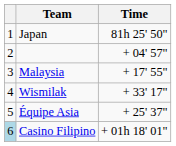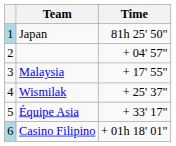(10, 33) no background -> (10, 33) lightblue background
(145, 92) + 33' 17" -> (145, 92) + 25' 37"
(145, 111) + 25' 37" -> (145, 111) + 33' 17"
